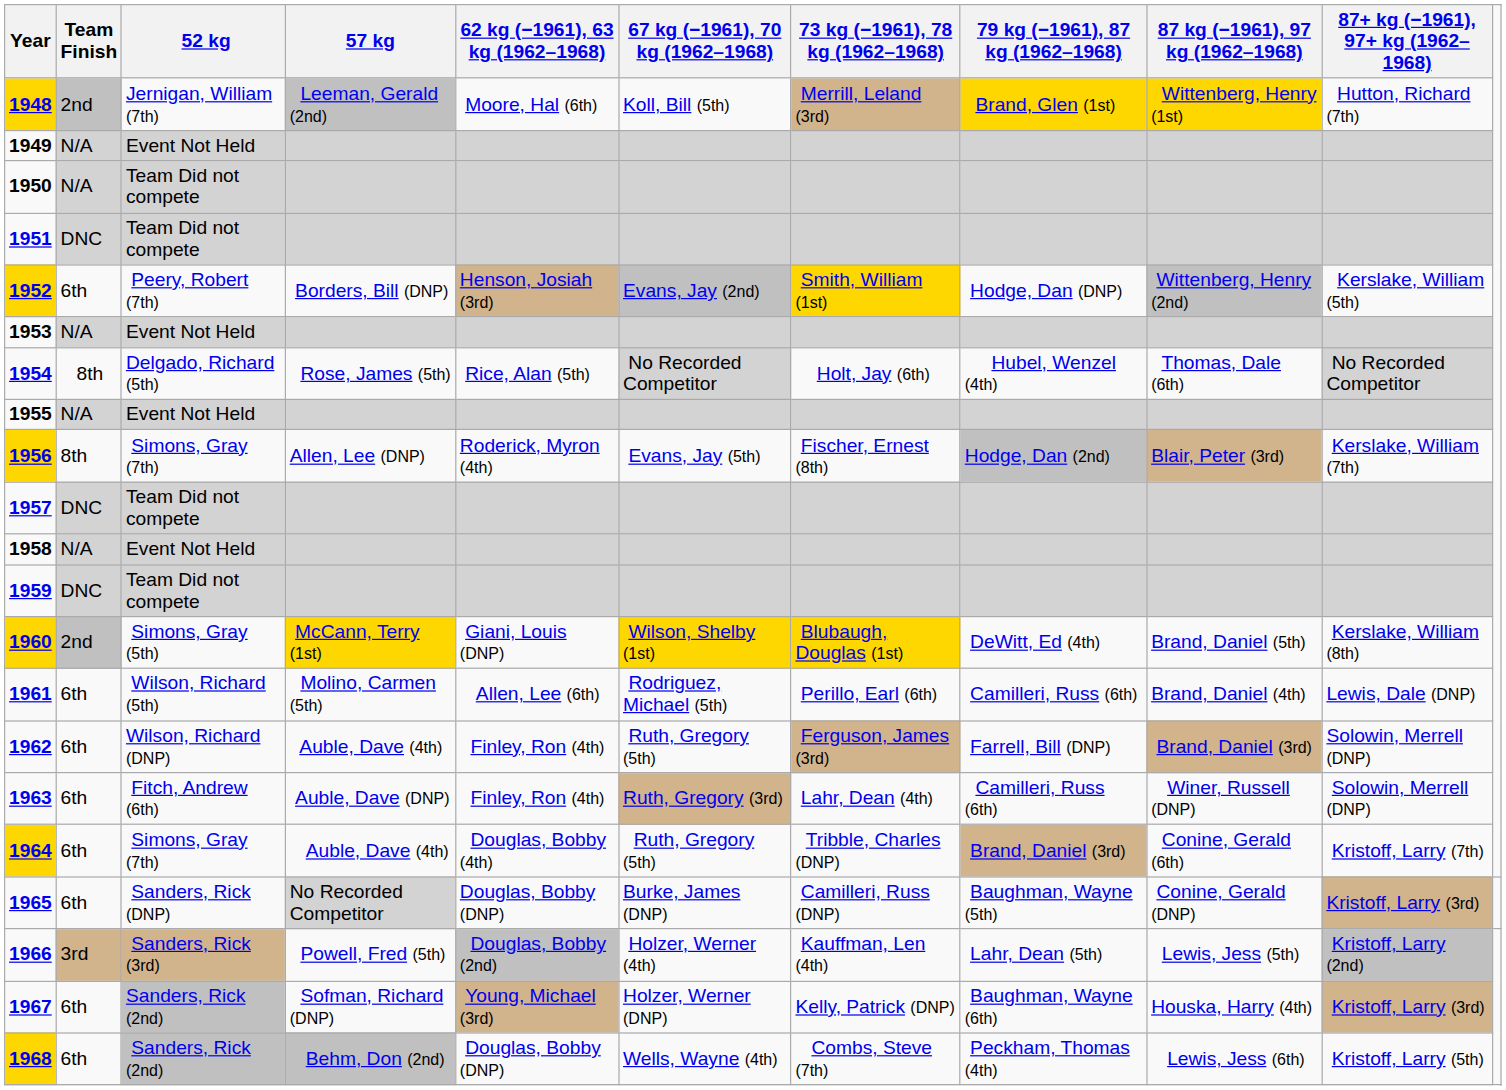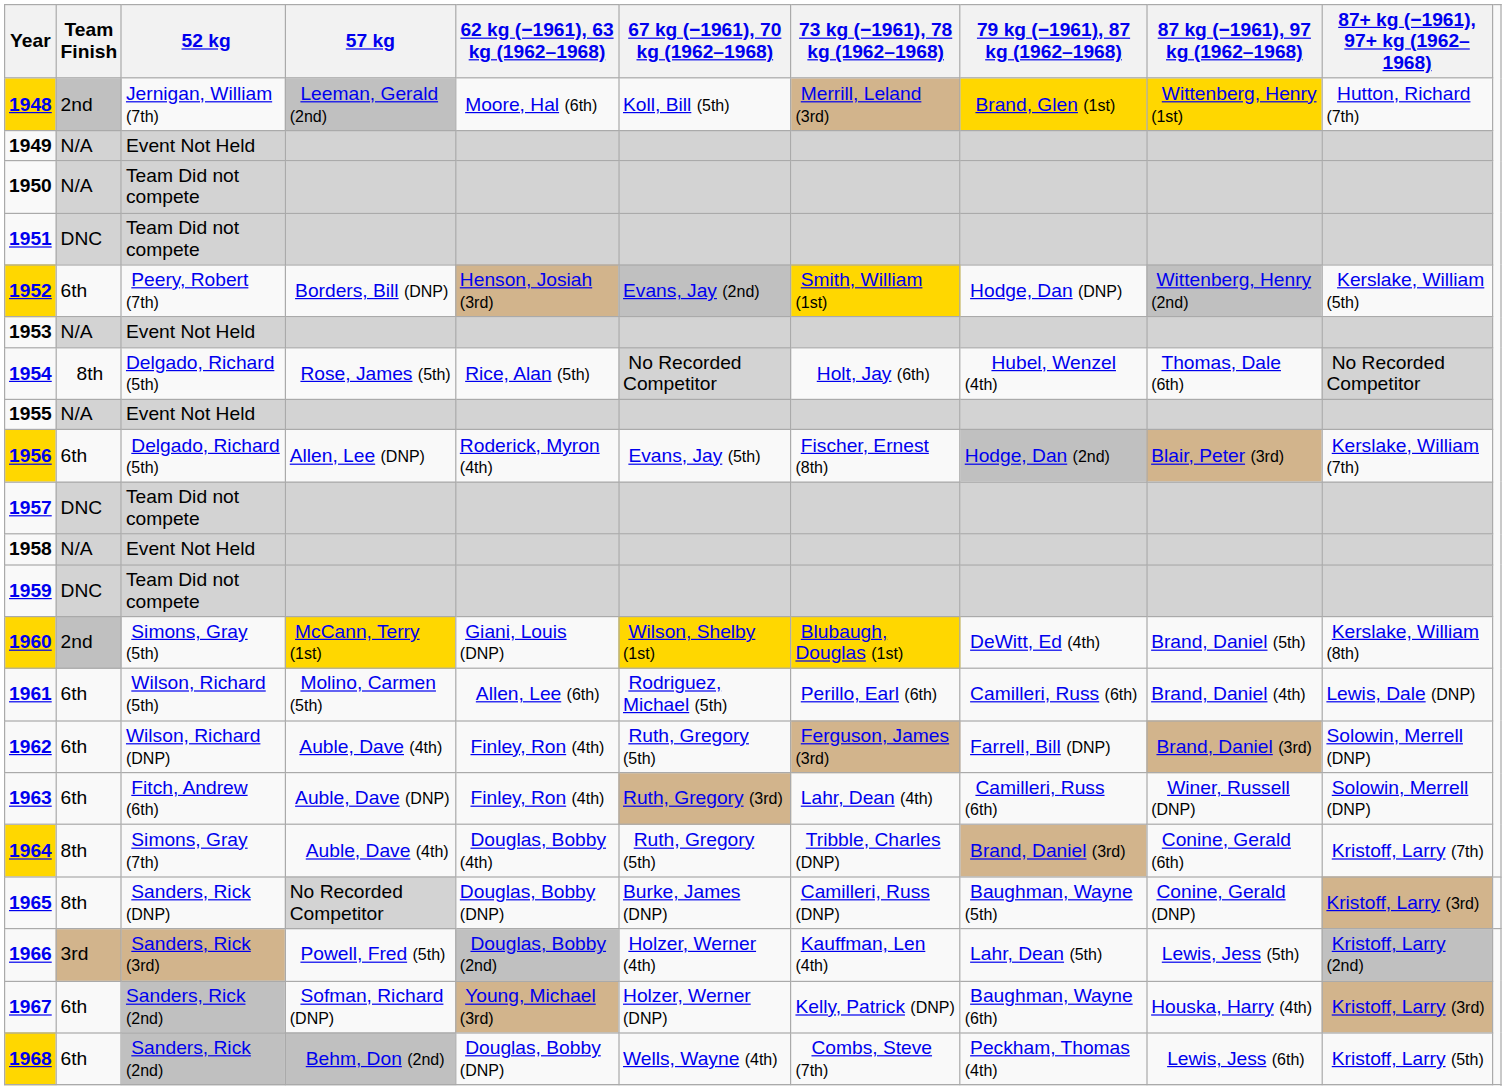(74, 455) 8th -> (74, 455) 6th
(187, 455) Simons, Gray (7th) -> (203, 455) Delgado, Richard (5th)
(74, 850) 6th -> (74, 850) 8th
(74, 902) 6th -> (74, 902) 8th
